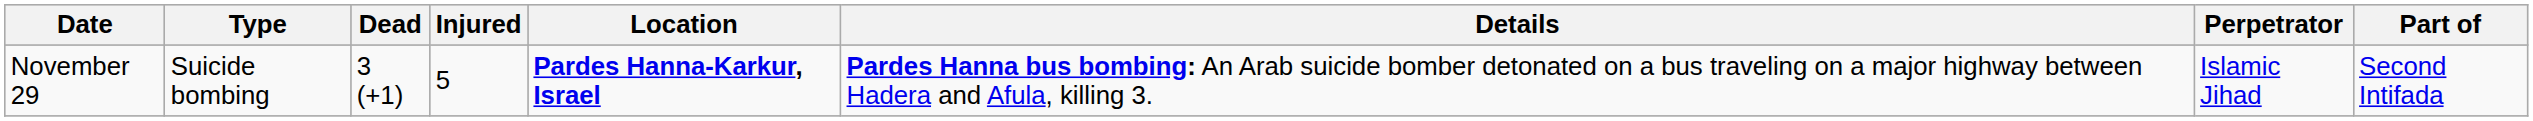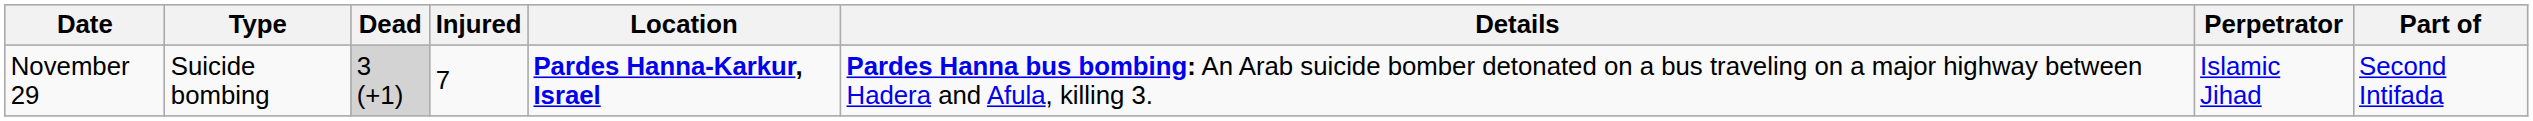(380, 80) no background -> (380, 80) lightgrey background
(443, 80) 5 -> (443, 80) 7
